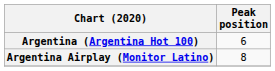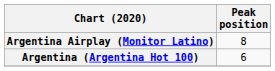rows swapped: (111, 41) <-> (111, 57)
